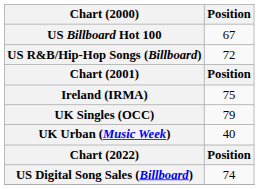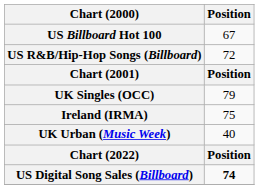rows swapped: (104, 94) <-> (104, 114)
(229, 174) normal -> (229, 174) bold
